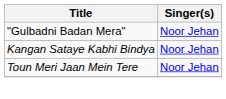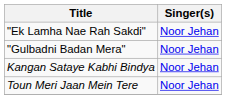+ row: (76, 31)
